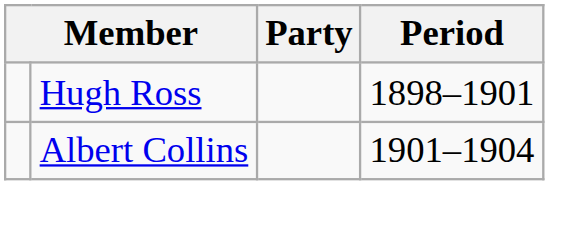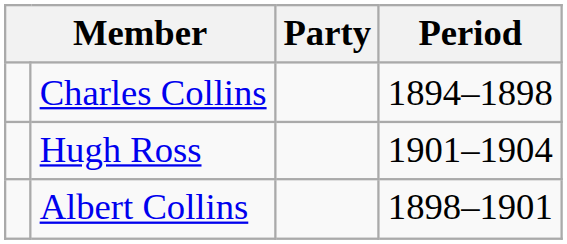+ row: (153, 91)
(452, 91) 1898–1901 -> (470, 149) 1901–1904
(452, 149) 1901–1904 -> (470, 207) 1898–1901
